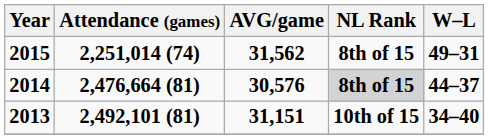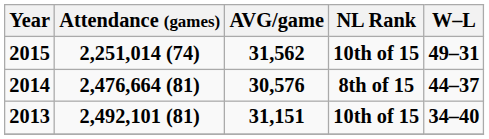(376, 52) 8th of 15 -> (376, 52) 10th of 15
(376, 85) lightgrey background -> (376, 85) no background
